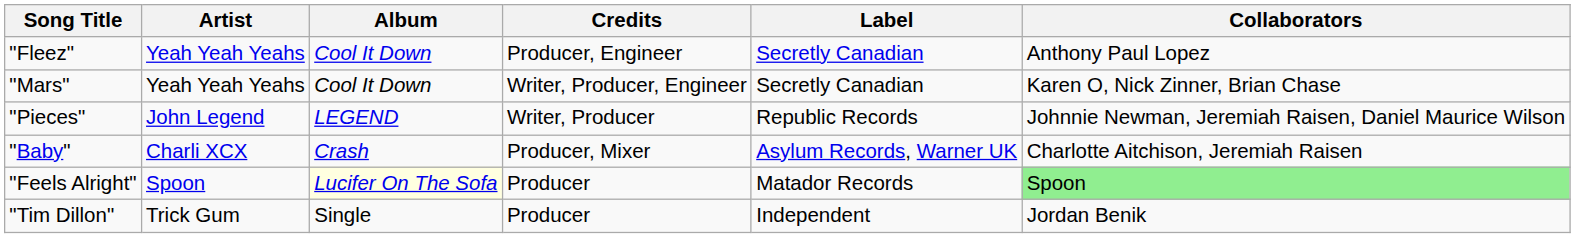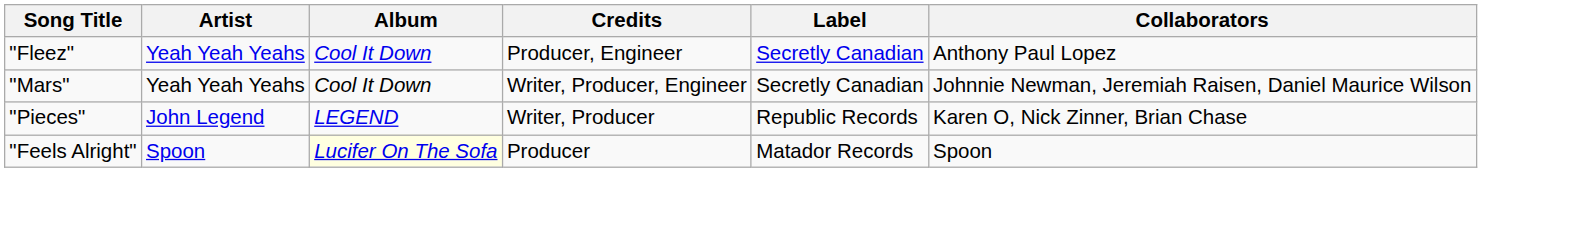(1184, 85) Karen O, Nick Zinner, Brian Chase -> (1202, 85) Johnnie Newman, Jeremiah Raisen, Daniel Maurice Wilson
(1296, 118) Johnnie Newman, Jeremiah Raisen, Daniel Maurice Wilson -> (1090, 118) Karen O, Nick Zinner, Brian Chase
- row: (40, 150)
(1056, 183) lightgreen background -> (963, 150) no background
- row: (62, 215)
